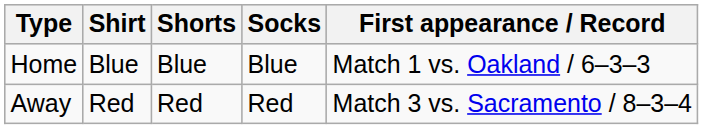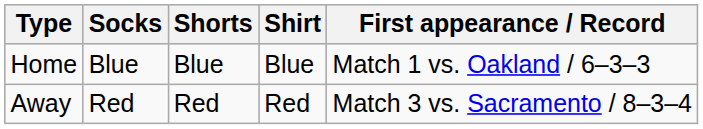columns swapped: (117, 24) <-> (284, 24)
